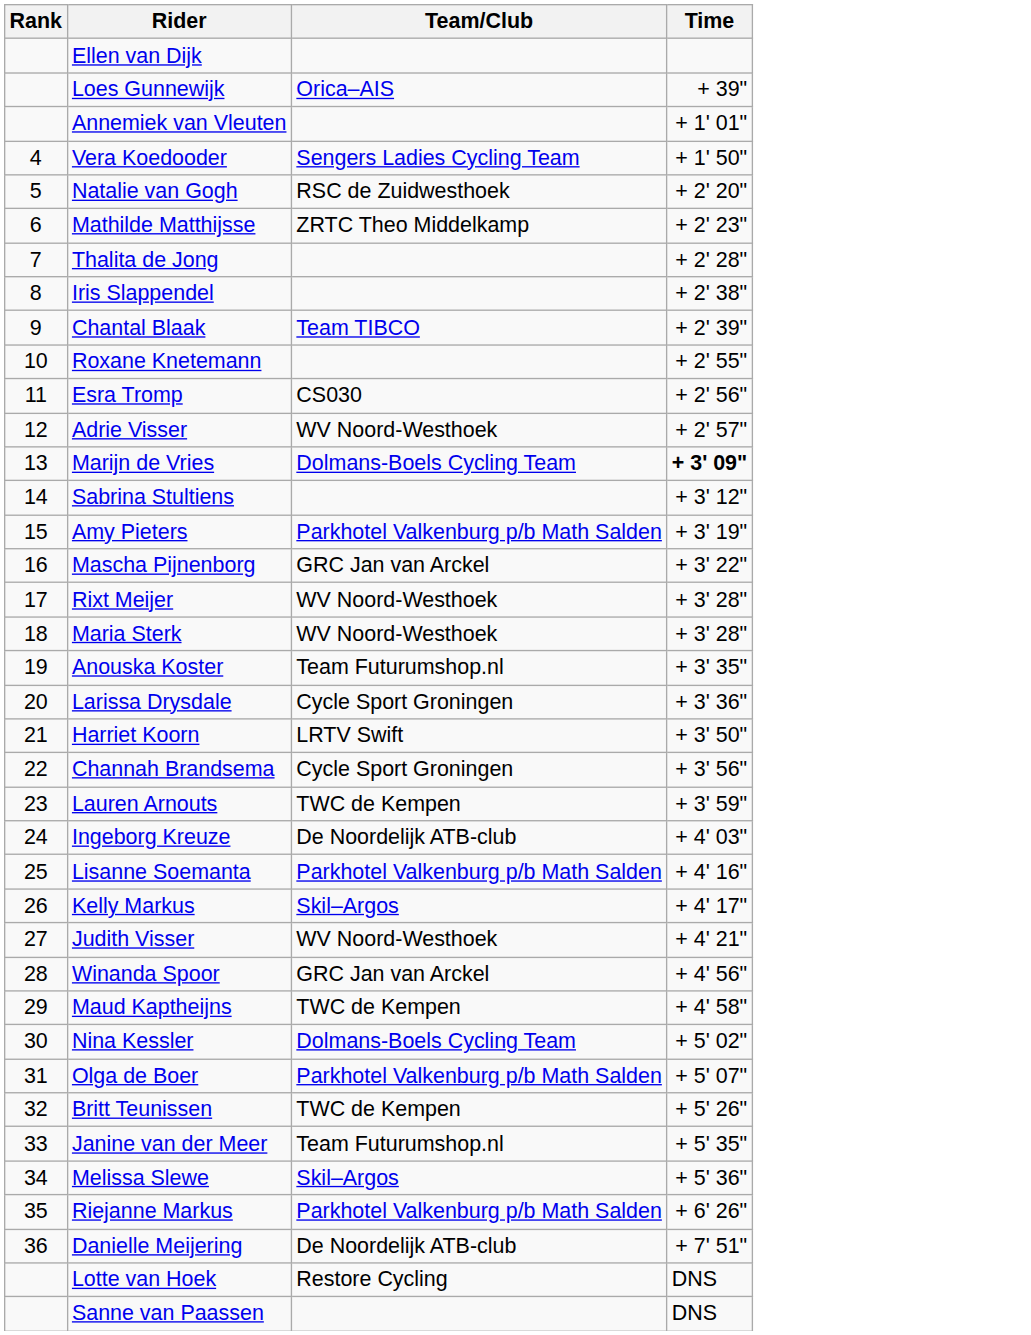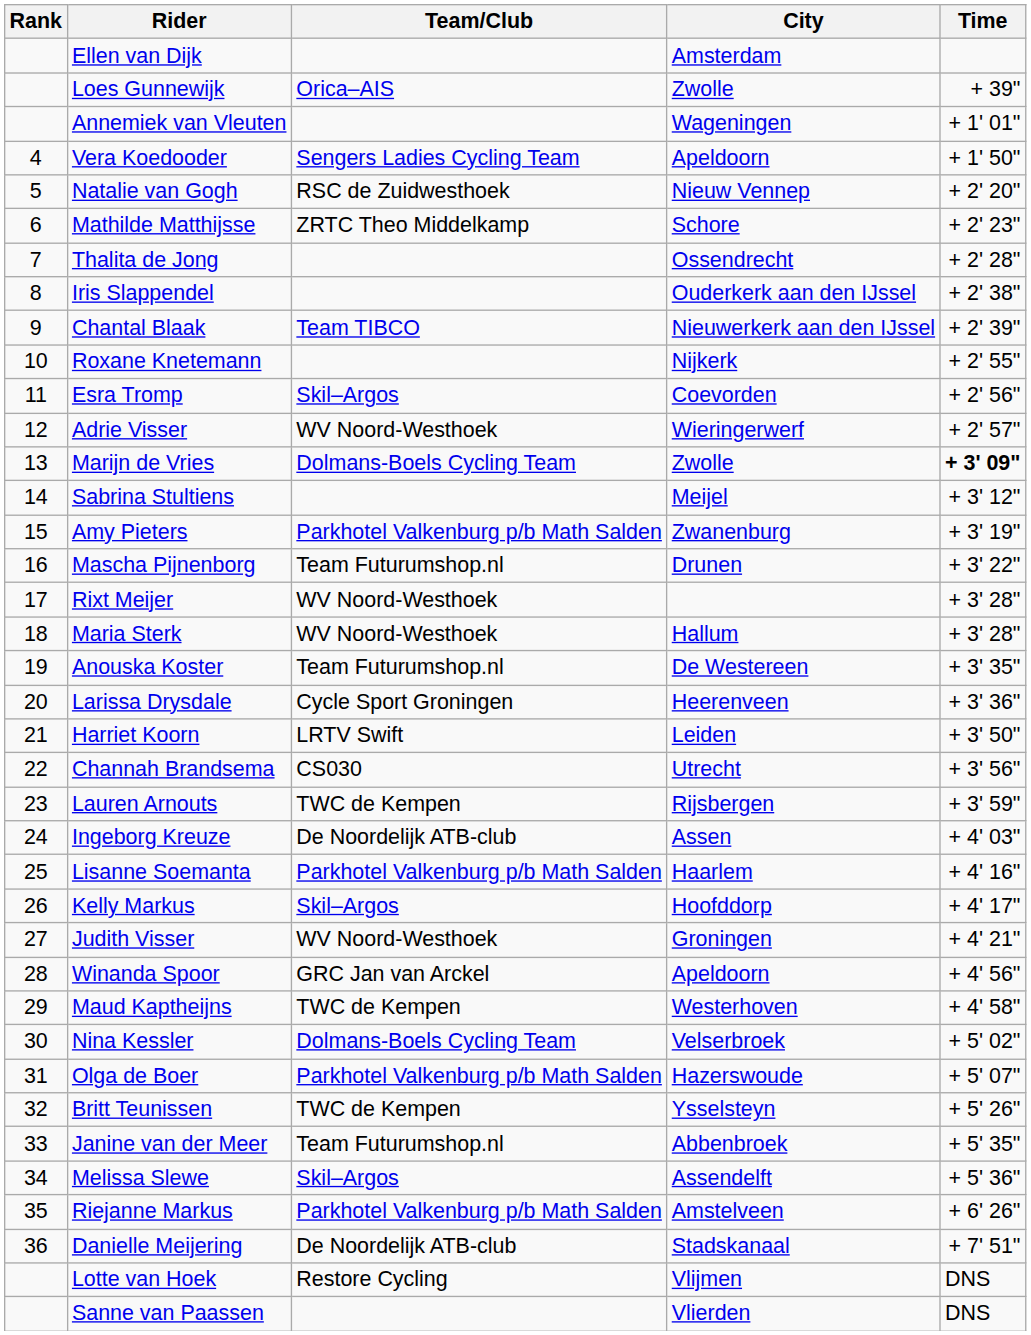+ column: (803, 21)
(329, 395) CS030 -> (348, 395) Skil–Argos
(393, 565) GRC Jan van Arckel -> (400, 565) Team Futurumshop.nl
(405, 769) Cycle Sport Groningen -> (329, 769) CS030
